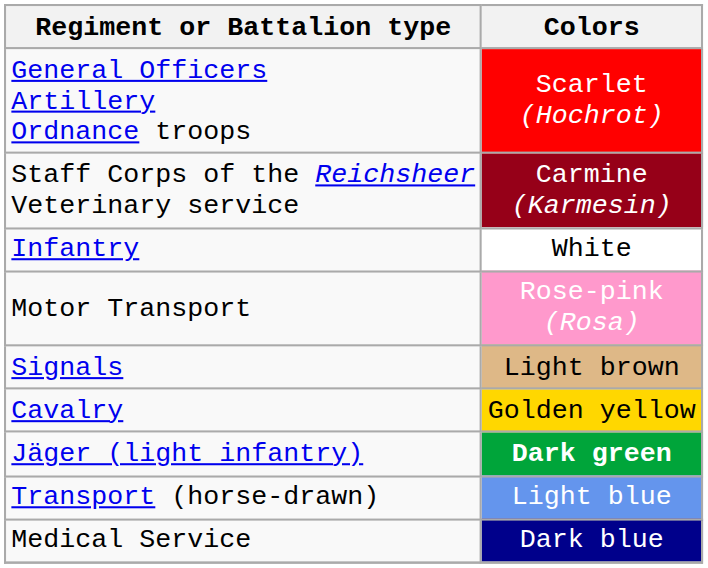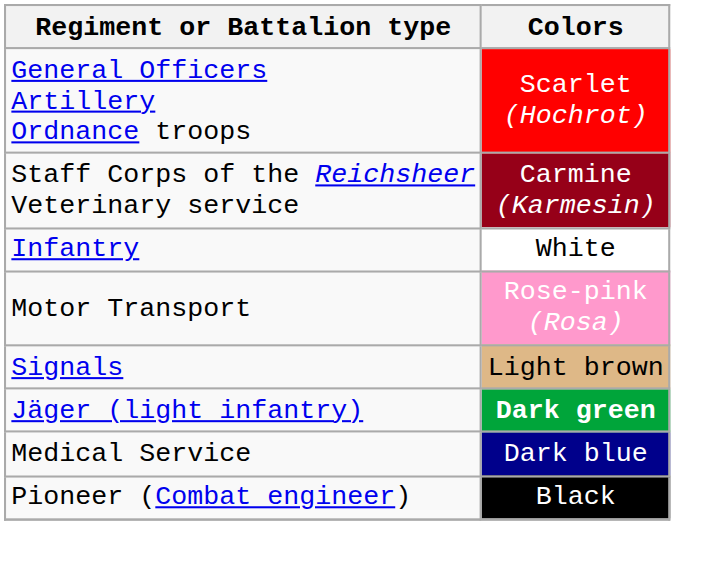- row: (67, 410)
- row: (195, 497)
+ row: (211, 497)
